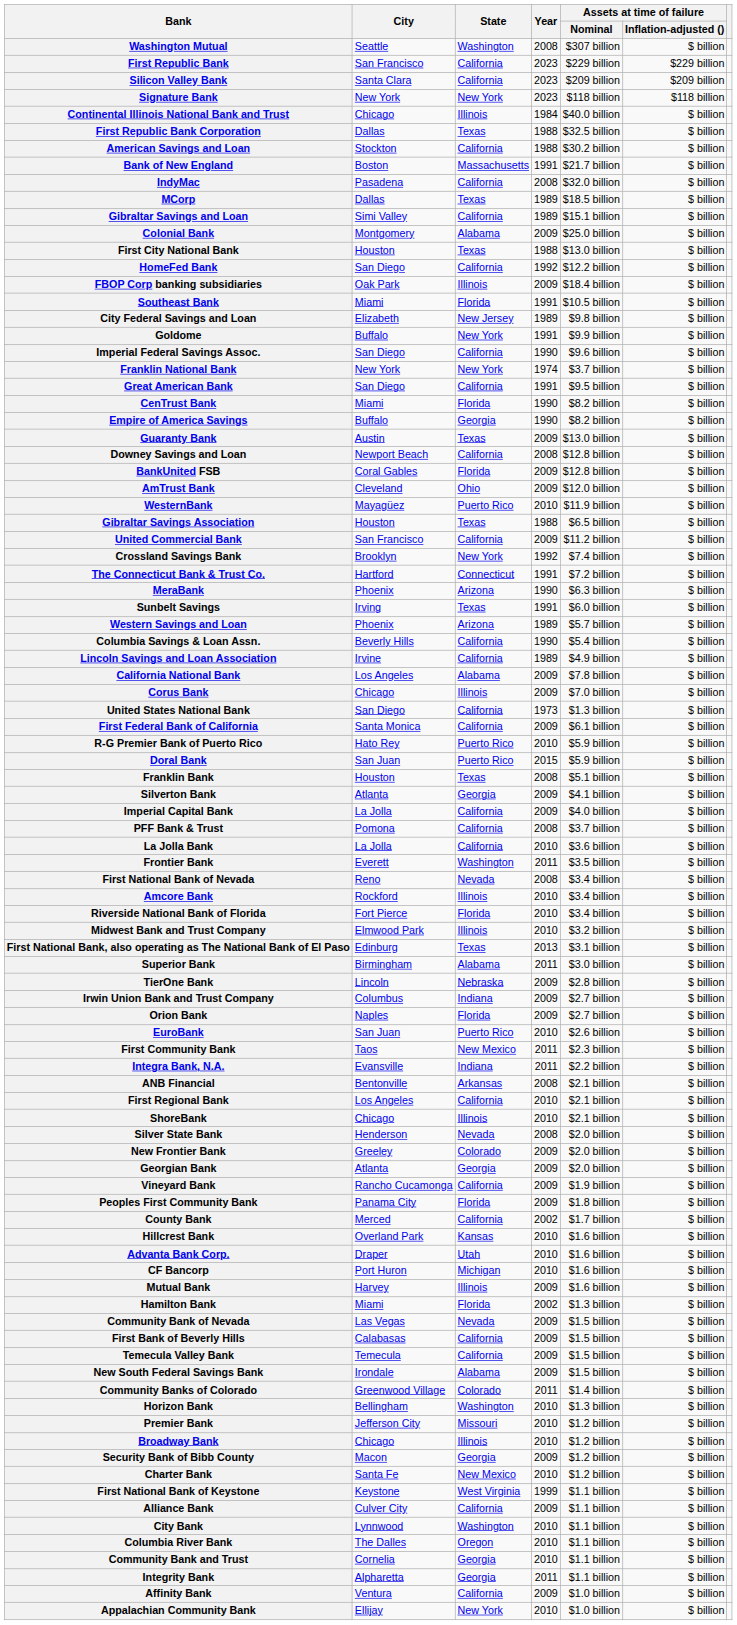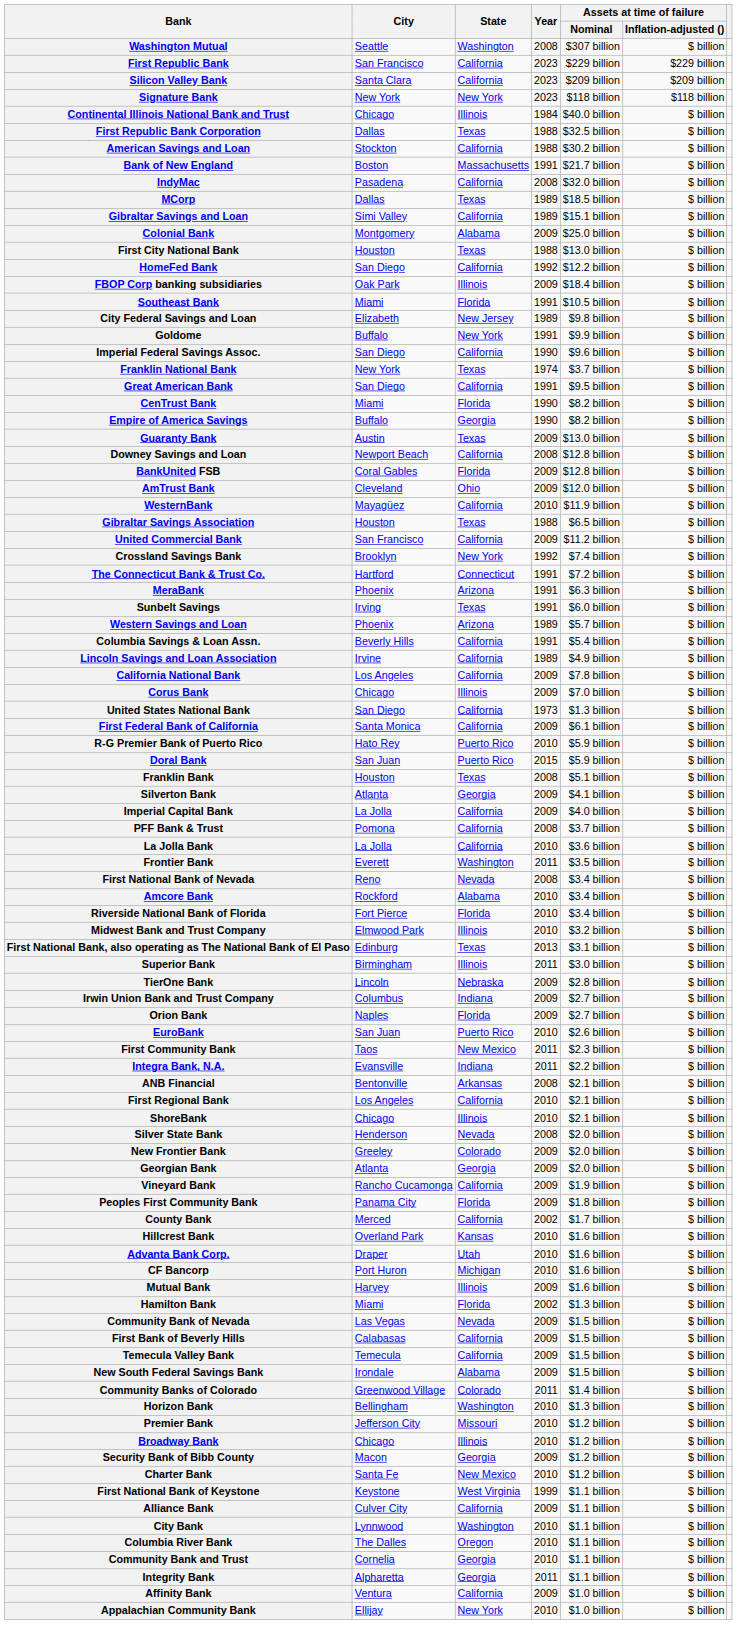(480, 370) New York -> (472, 370) Texas
(486, 506) Puerto Rico -> (480, 506) California
(546, 591) 1990 -> (546, 591) 1991
(546, 642) 1990 -> (546, 642) 1991
(479, 676) Alabama -> (480, 676) California
(472, 897) Illinois -> (479, 897) Alabama
(479, 965) Alabama -> (472, 965) Illinois
